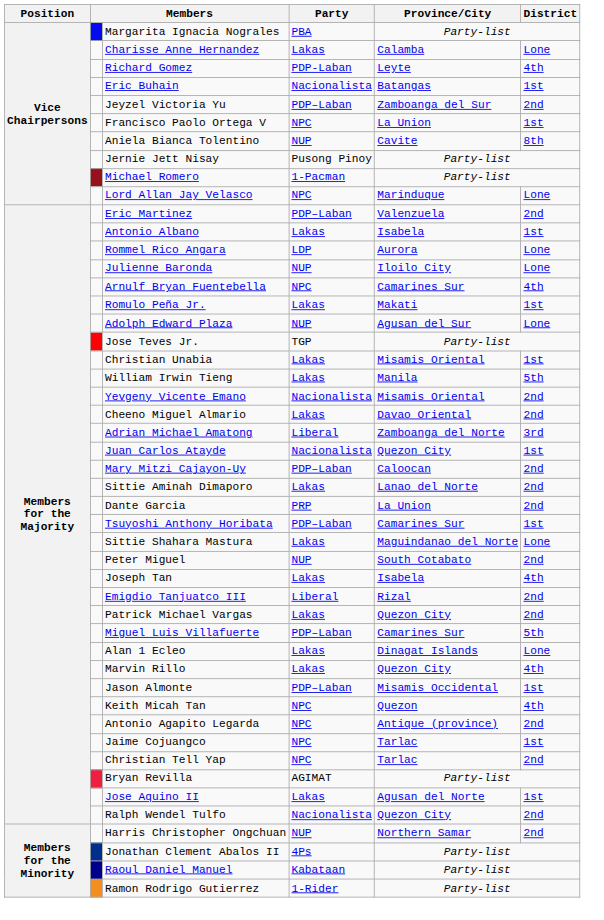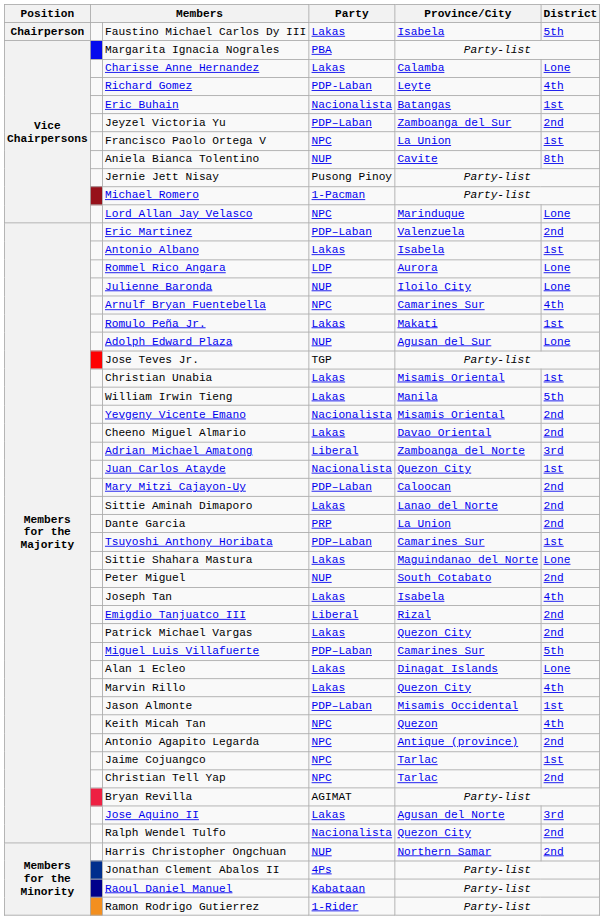+ row: (206, 32)
(534, 797) 1st -> (554, 815) 3rd
